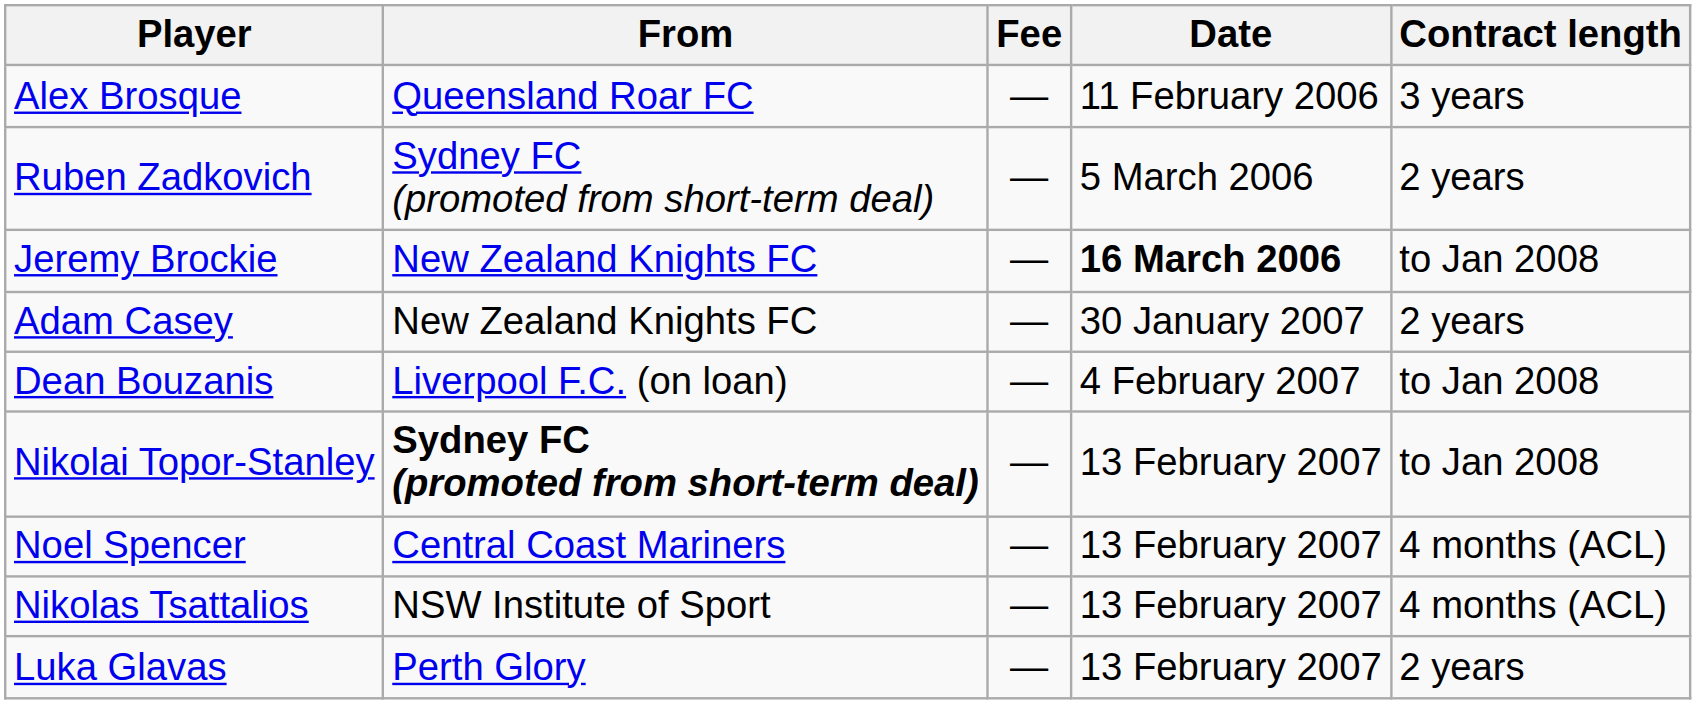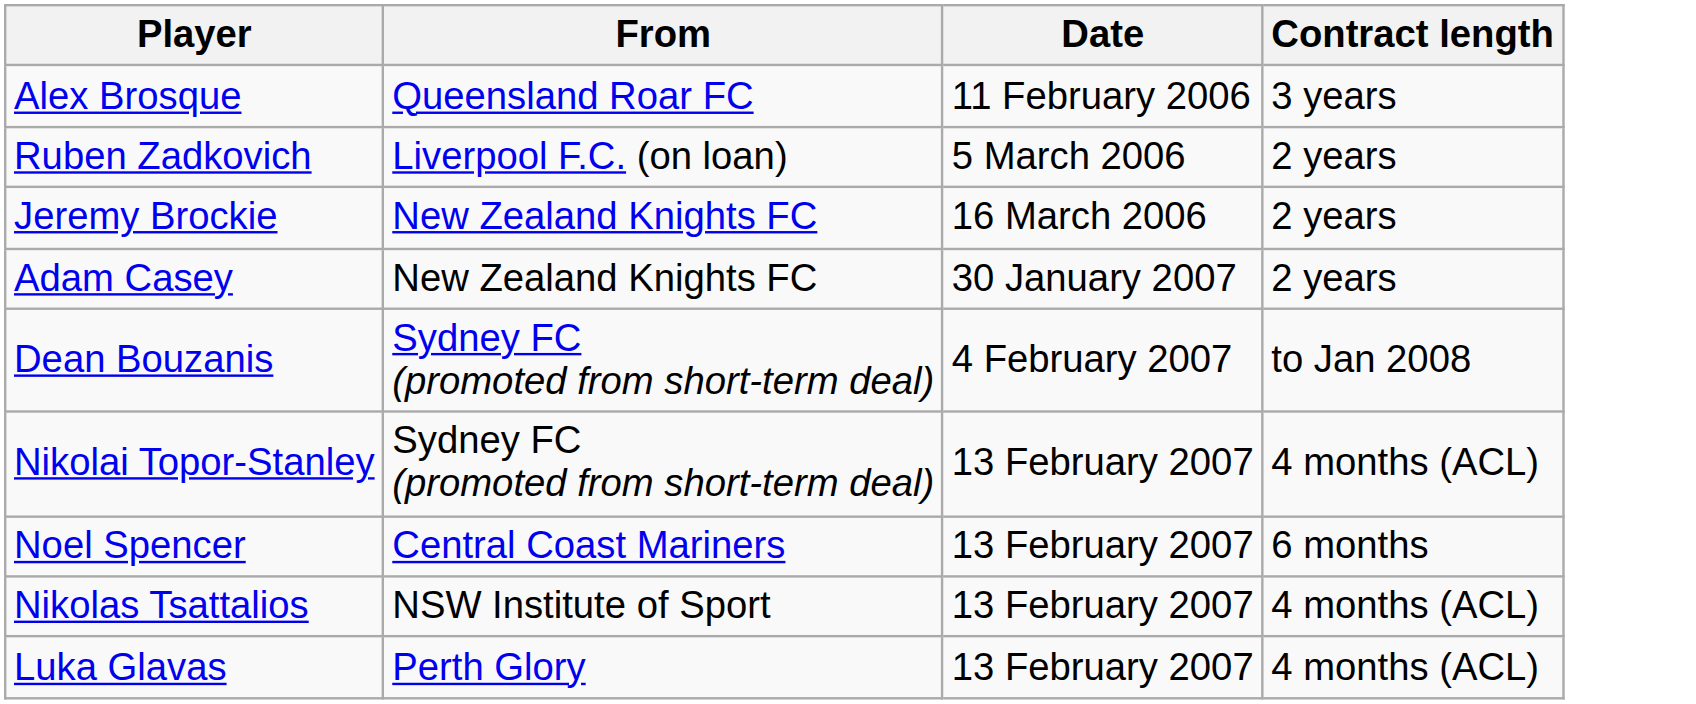- column: (1029, 34)
(663, 177) Sydney FC (promoted from short-term deal) -> (590, 156) Liverpool F.C. (on loan)
(1211, 259) bold -> (1079, 216) normal
(1499, 259) to Jan 2008 -> (1334, 216) 2 years
(590, 381) Liverpool F.C. (on loan) -> (663, 359) Sydney FC (promoted from short-term deal)
(685, 463) bold -> (663, 463) normal
(1499, 463) to Jan 2008 -> (1405, 463) 4 months (ACL)
(1533, 545) 4 months (ACL) -> (1350, 545) 6 months
(1462, 666) 2 years -> (1405, 666) 4 months (ACL)
